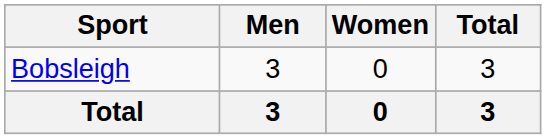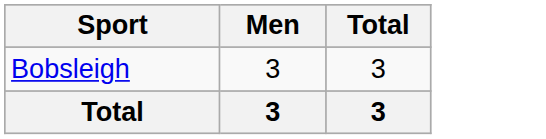- column: (380, 25)
